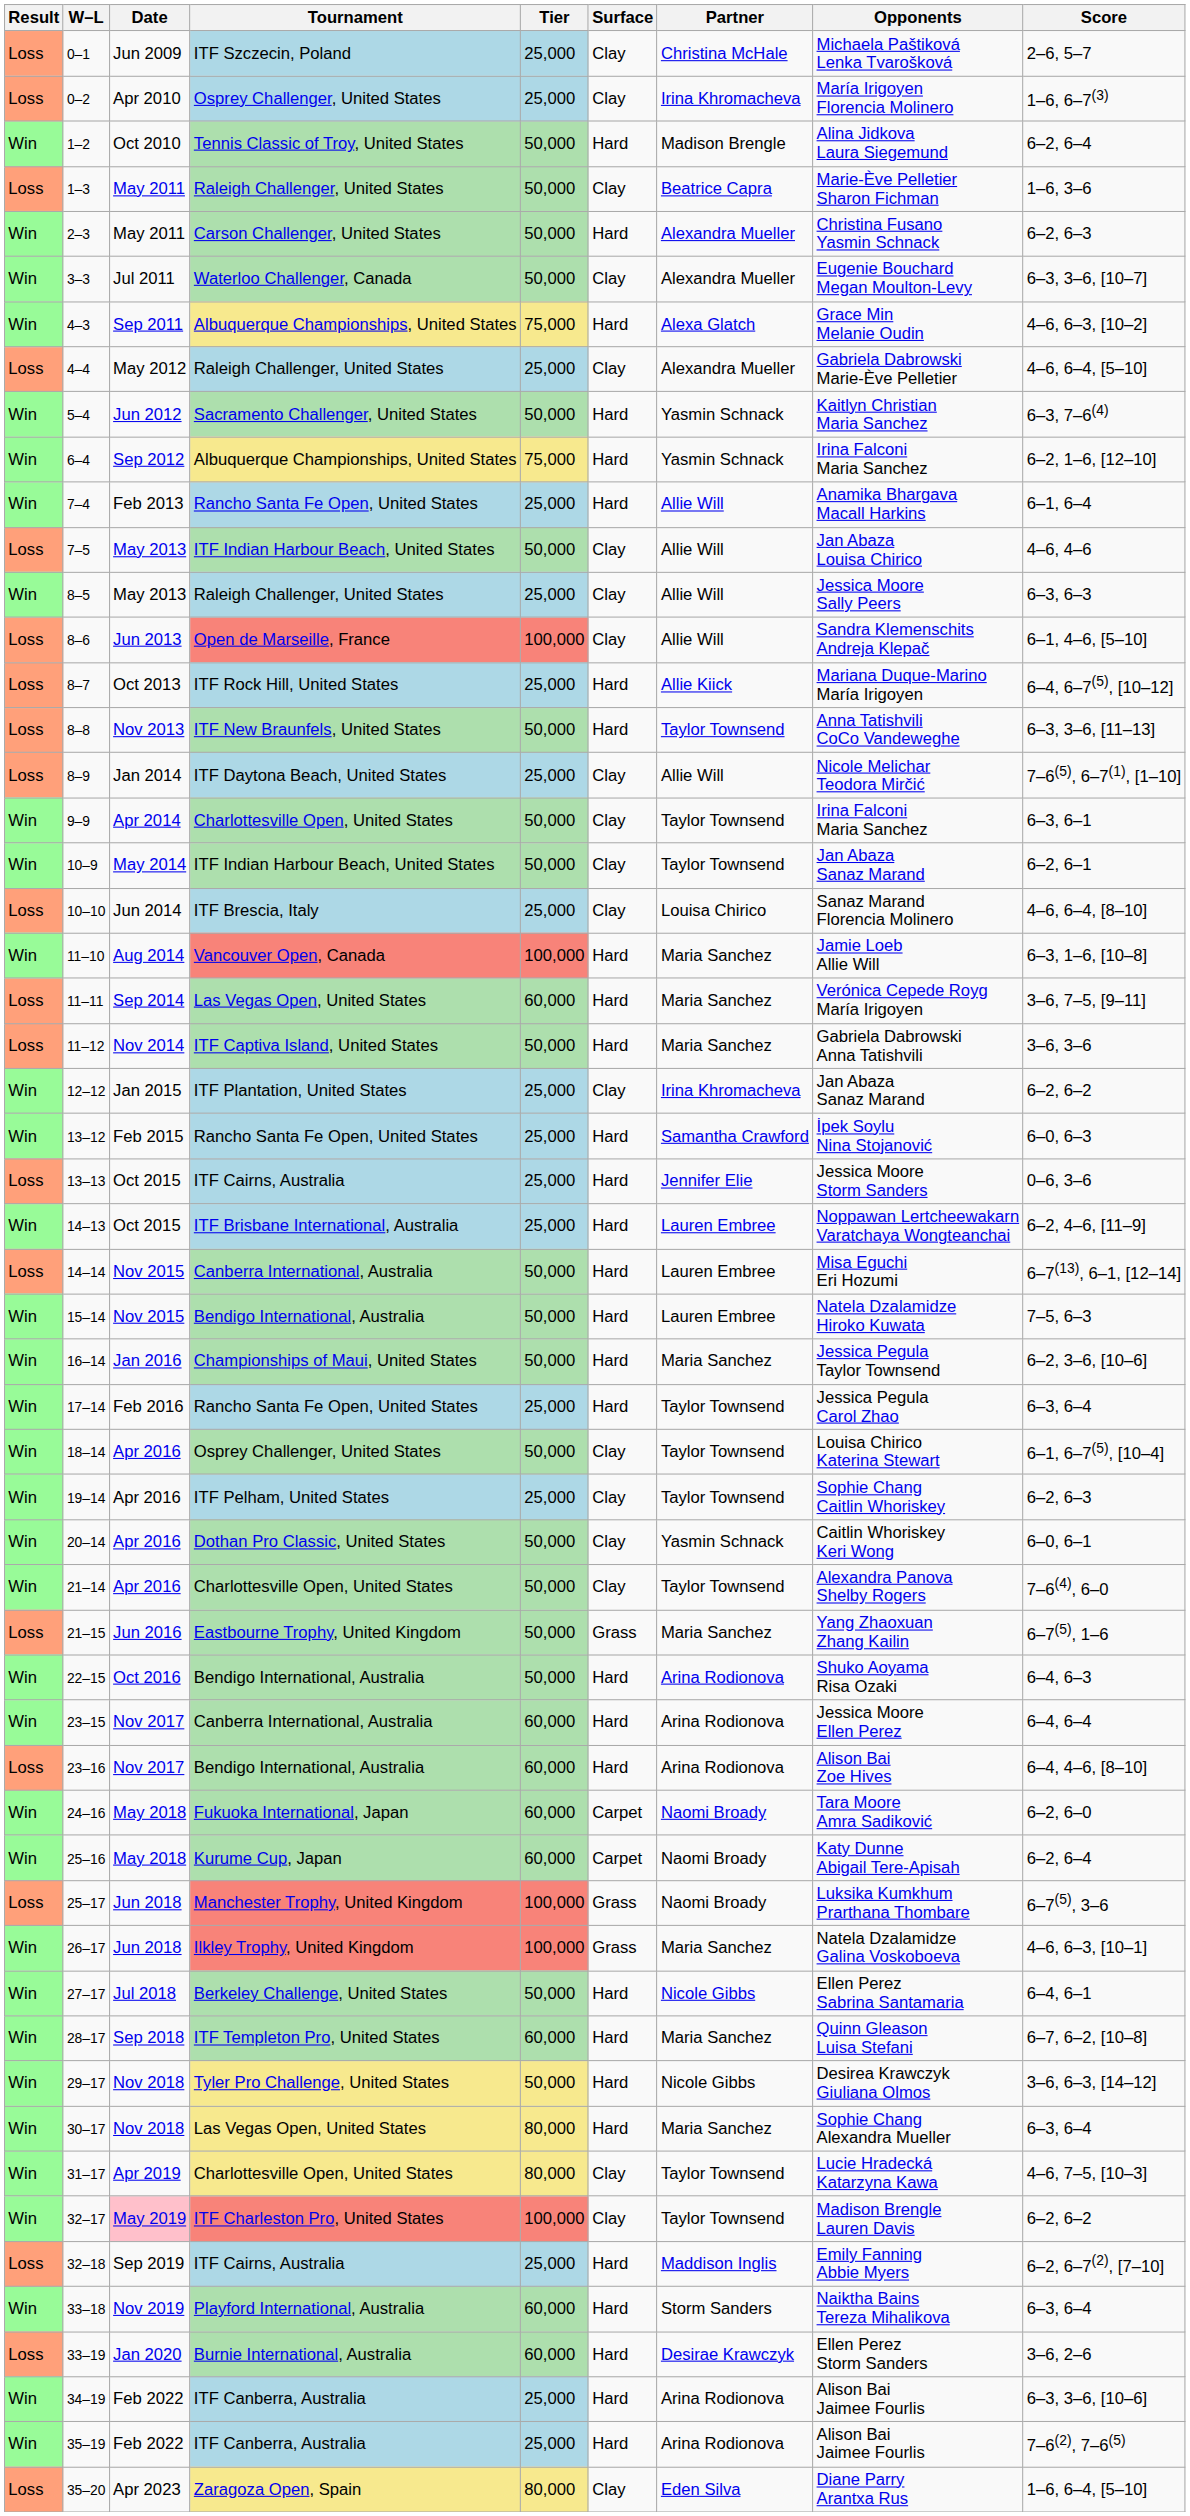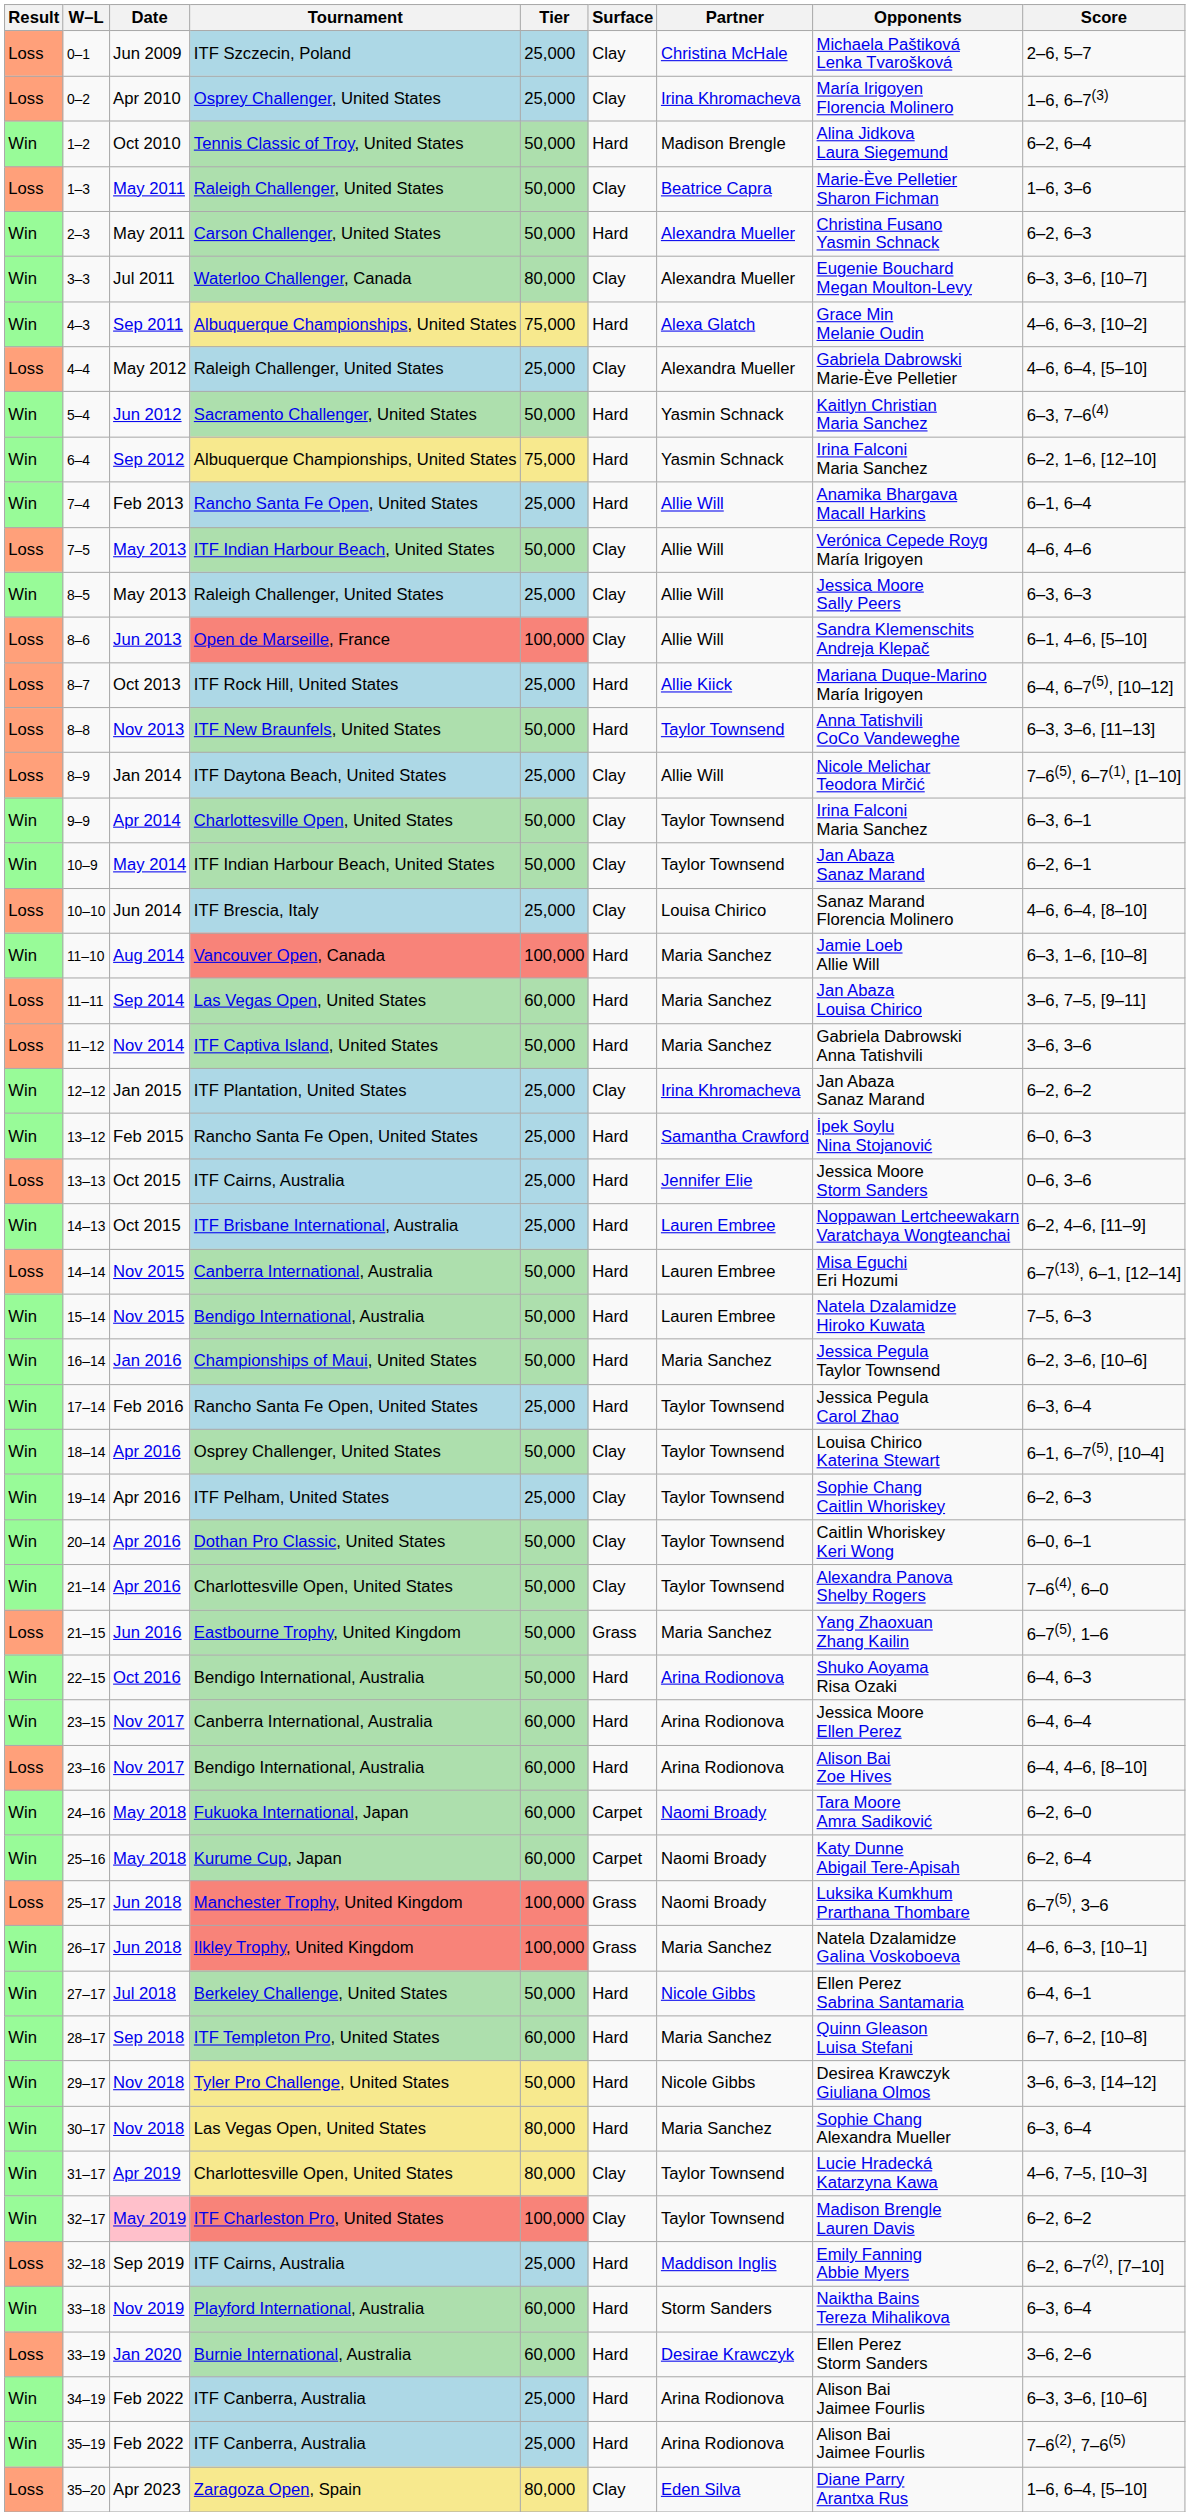(550, 278) 50,000 -> (550, 278) 80,000
(869, 549) Jan Abaza Louisa Chirico -> (902, 549) Verónica Cepede Royg María Irigoyen
(902, 1000) Verónica Cepede Royg María Irigoyen -> (869, 1000) Jan Abaza Louisa Chirico
(722, 1542) Yasmin Schnack -> (723, 1542) Taylor Townsend
